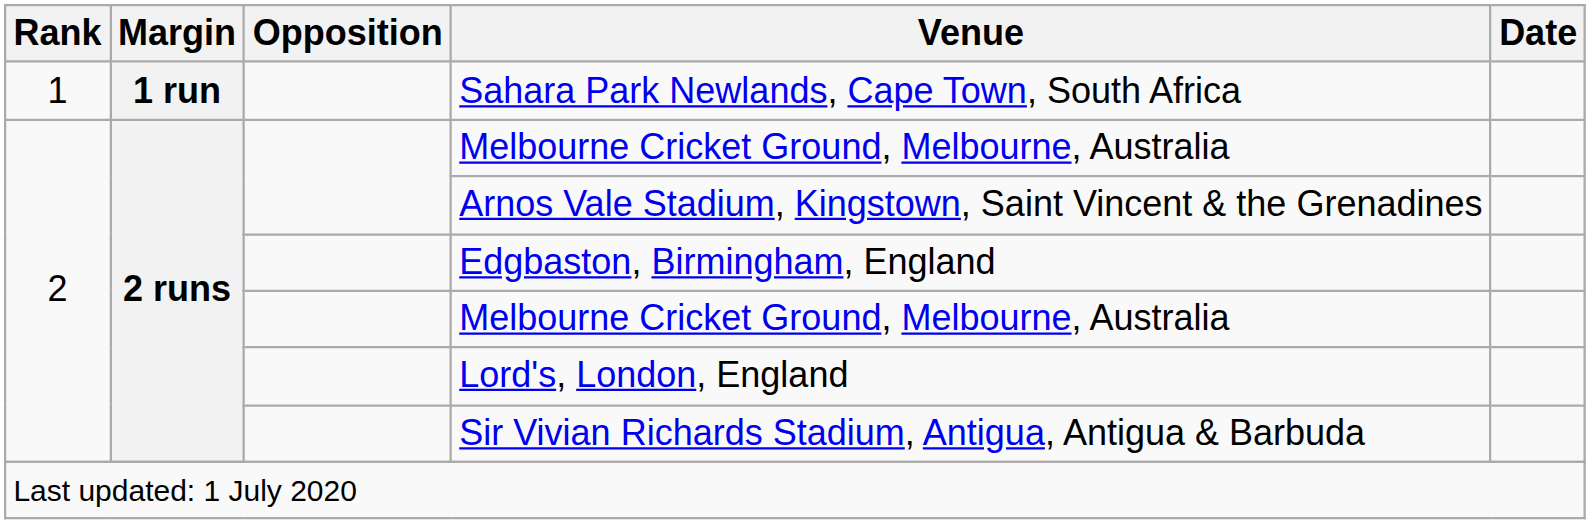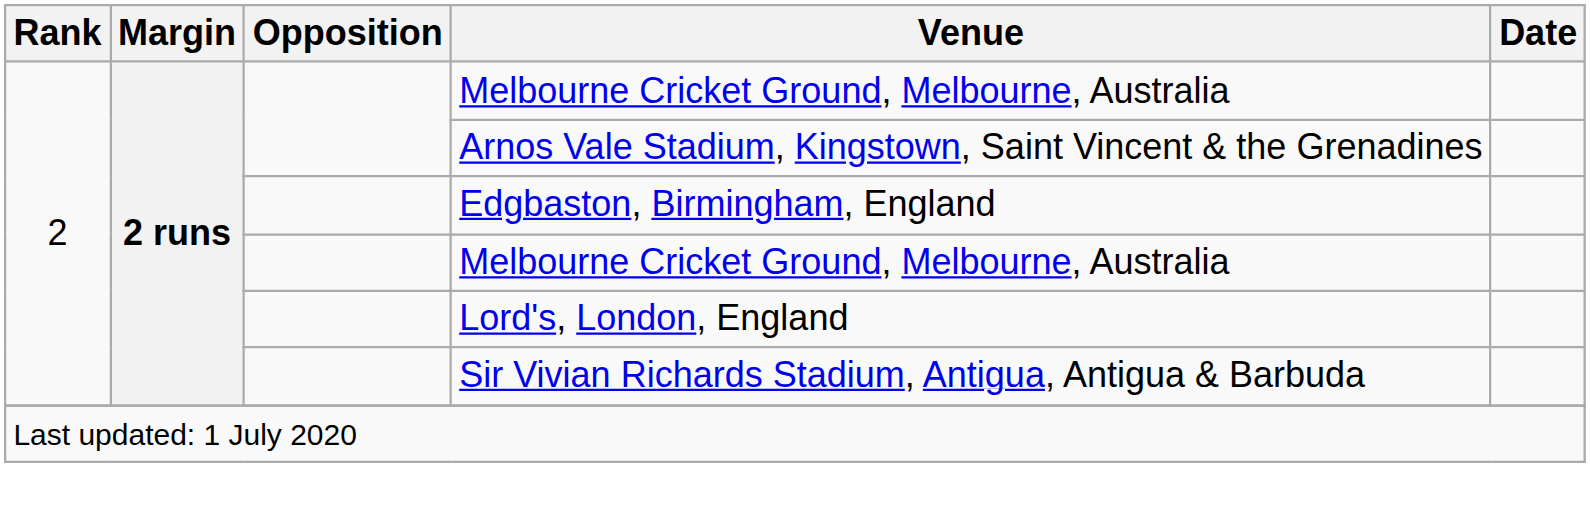- row: (57, 90)
